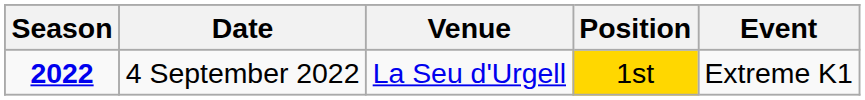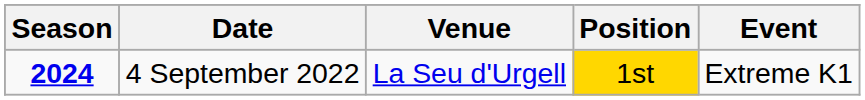(62, 73) 2022 -> (62, 73) 2024
